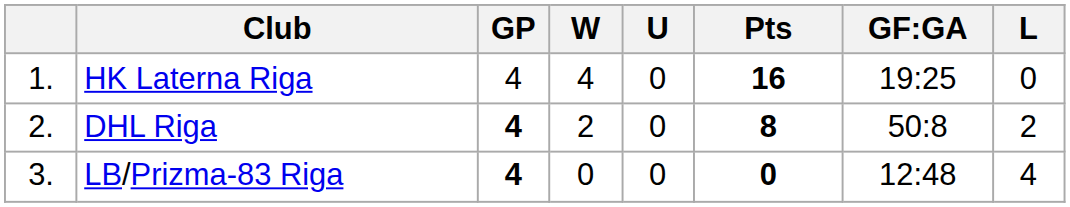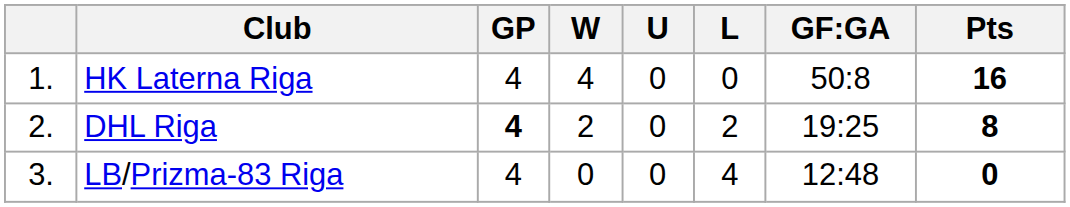columns swapped: (1028, 28) <-> (768, 28)
(918, 77) 19:25 -> (841, 77) 50:8
(918, 126) 50:8 -> (841, 126) 19:25
(513, 175) bold -> (513, 175) normal
